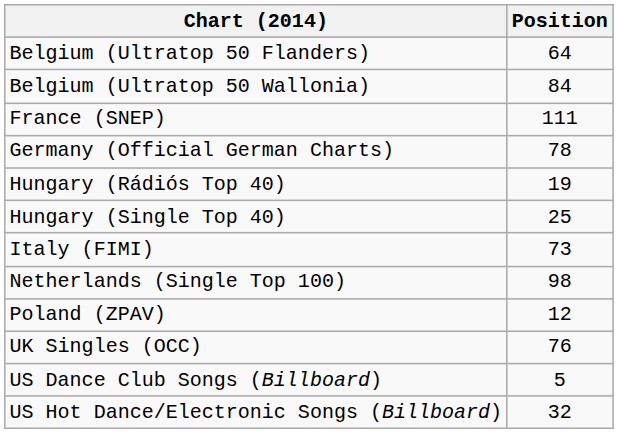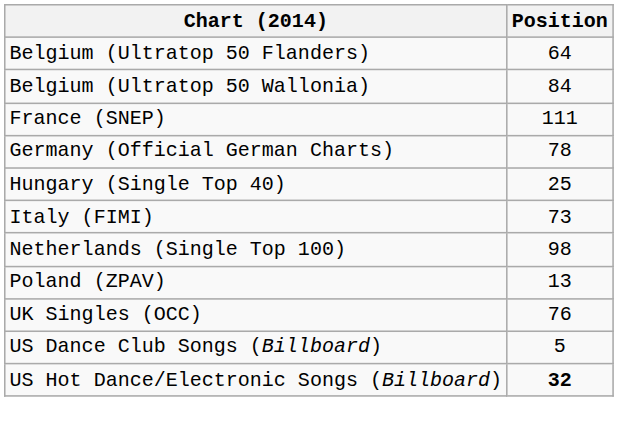- row: (148, 184)
(560, 315) 12 -> (560, 282) 13
(560, 413) normal -> (560, 380) bold
